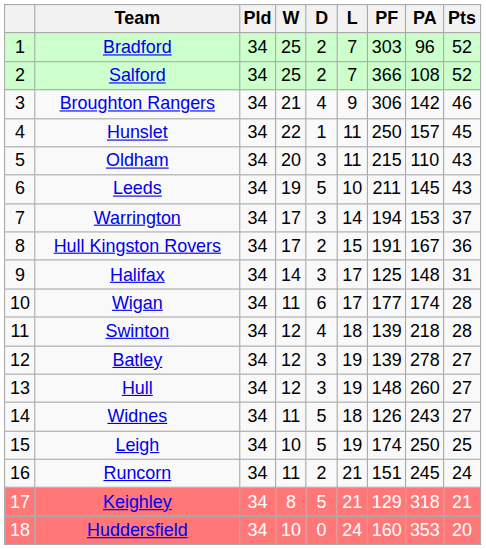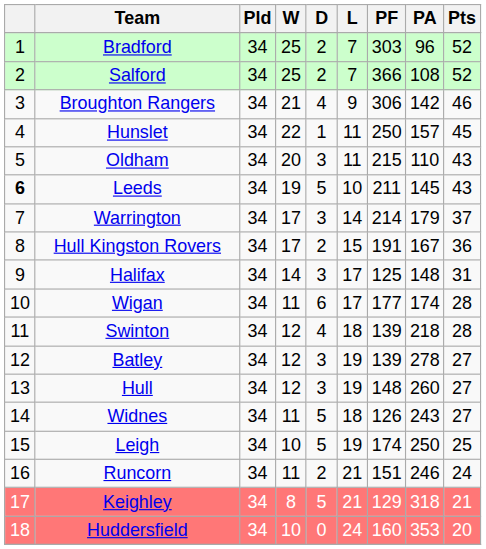(20, 189) normal -> (20, 189) bold
(387, 217) 194 -> (387, 217) 214
(425, 217) 153 -> (425, 217) 179
(425, 473) 245 -> (425, 473) 246
